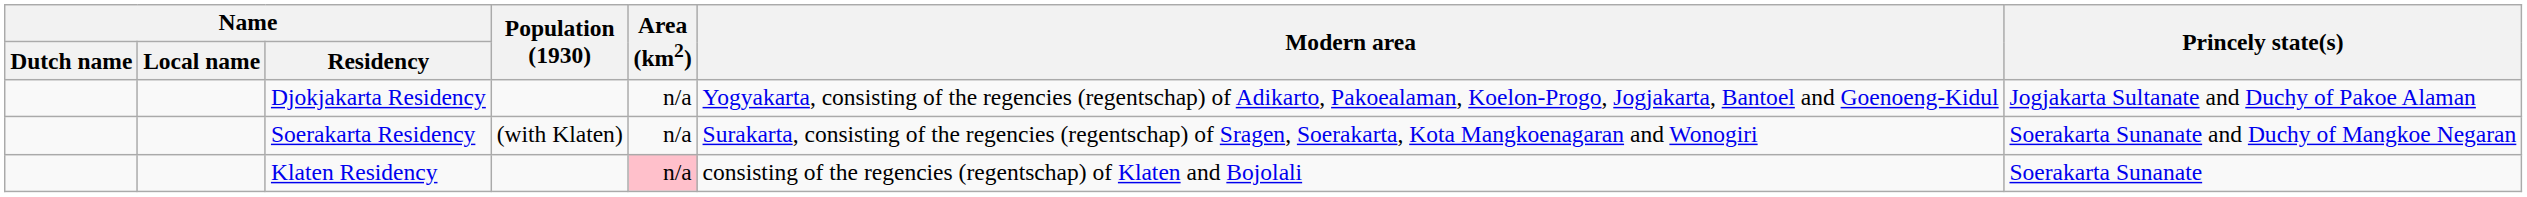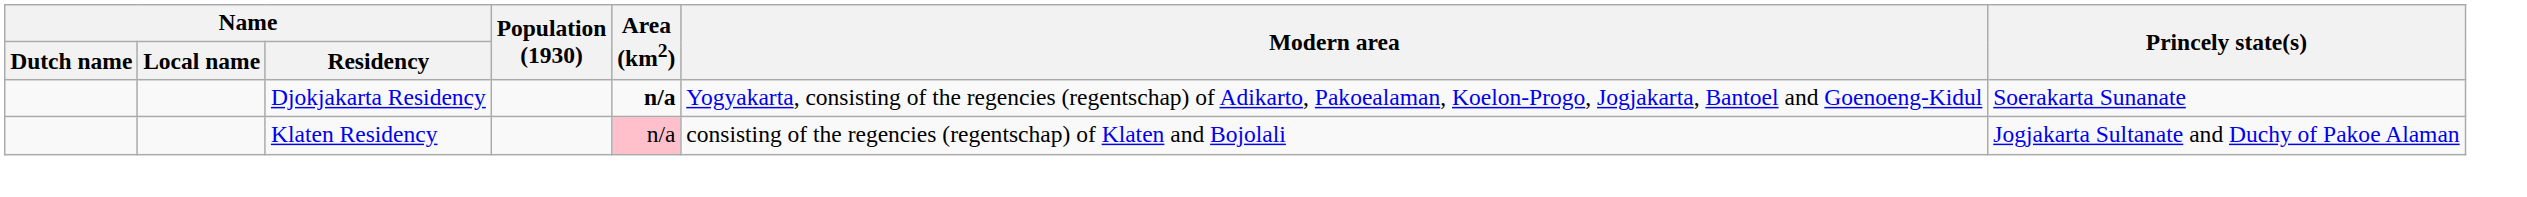(677, 97) normal -> (660, 97) bold
(2243, 97) Jogjakarta Sultanate and Duchy of Pakoe Alaman -> (2090, 97) Soerakarta Sunanate
- row: (373, 135)
(2106, 172) Soerakarta Sunanate -> (2226, 135) Jogjakarta Sultanate and Duchy of Pakoe Alaman
